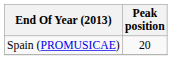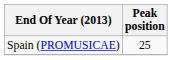(145, 45) 20 -> (145, 45) 25
